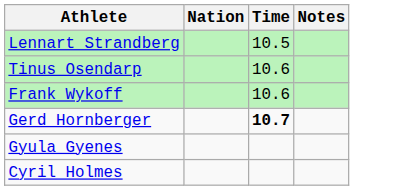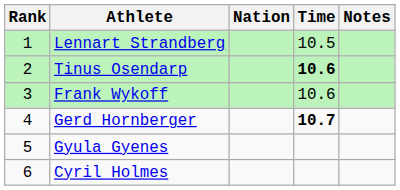+ column: (27, 18)
(271, 69) normal -> (317, 69) bold
